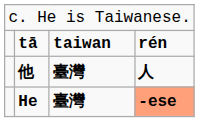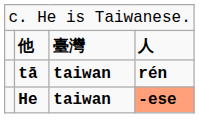rows swapped: (26, 72) <-> (28, 44)
(69, 102) 臺灣 -> (82, 100) taiwan
